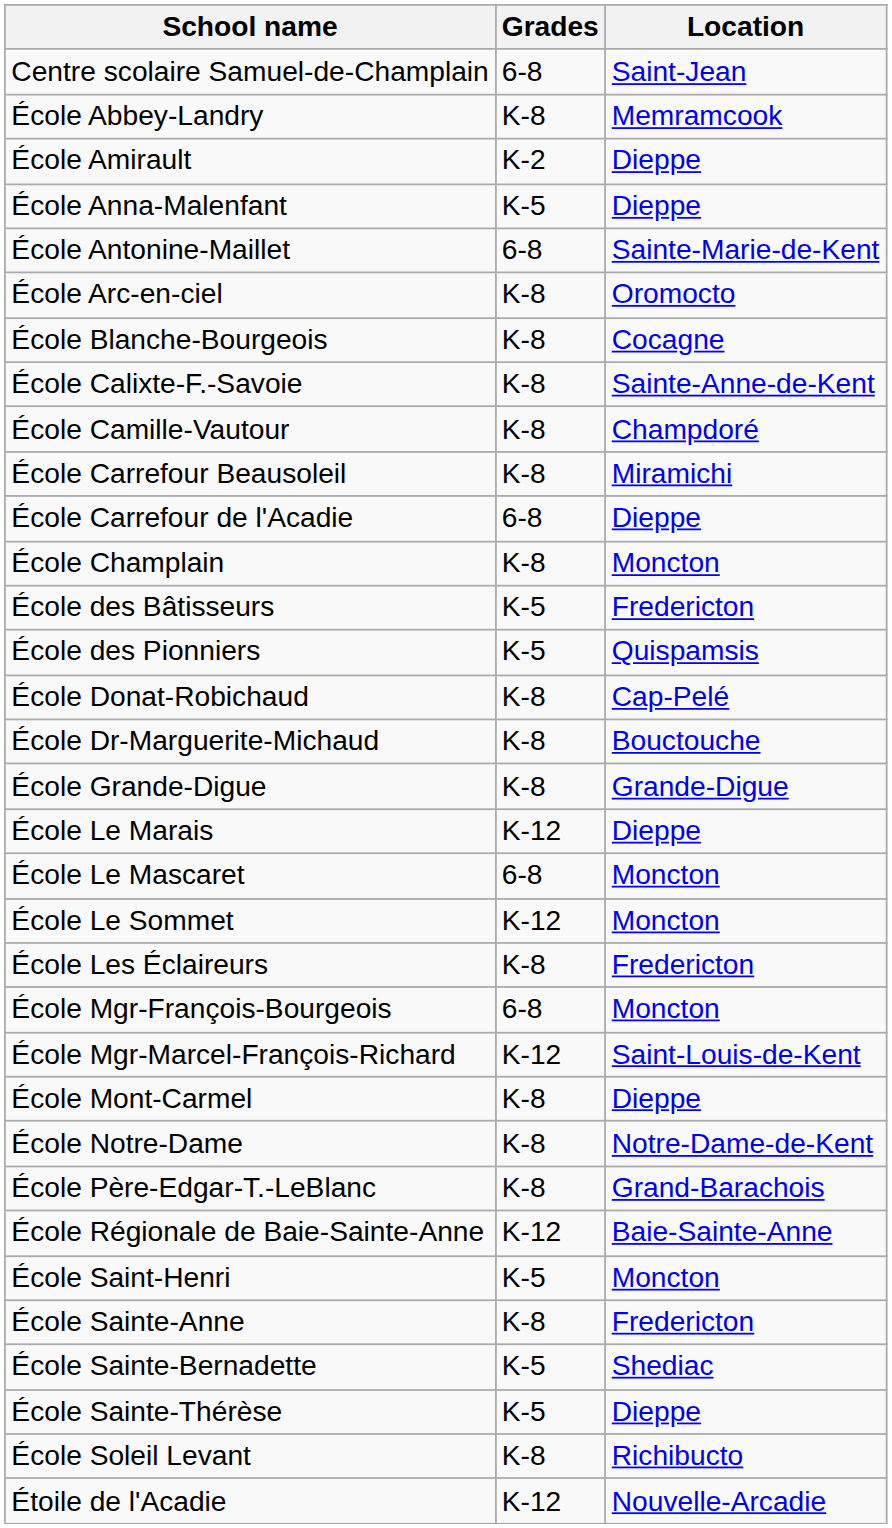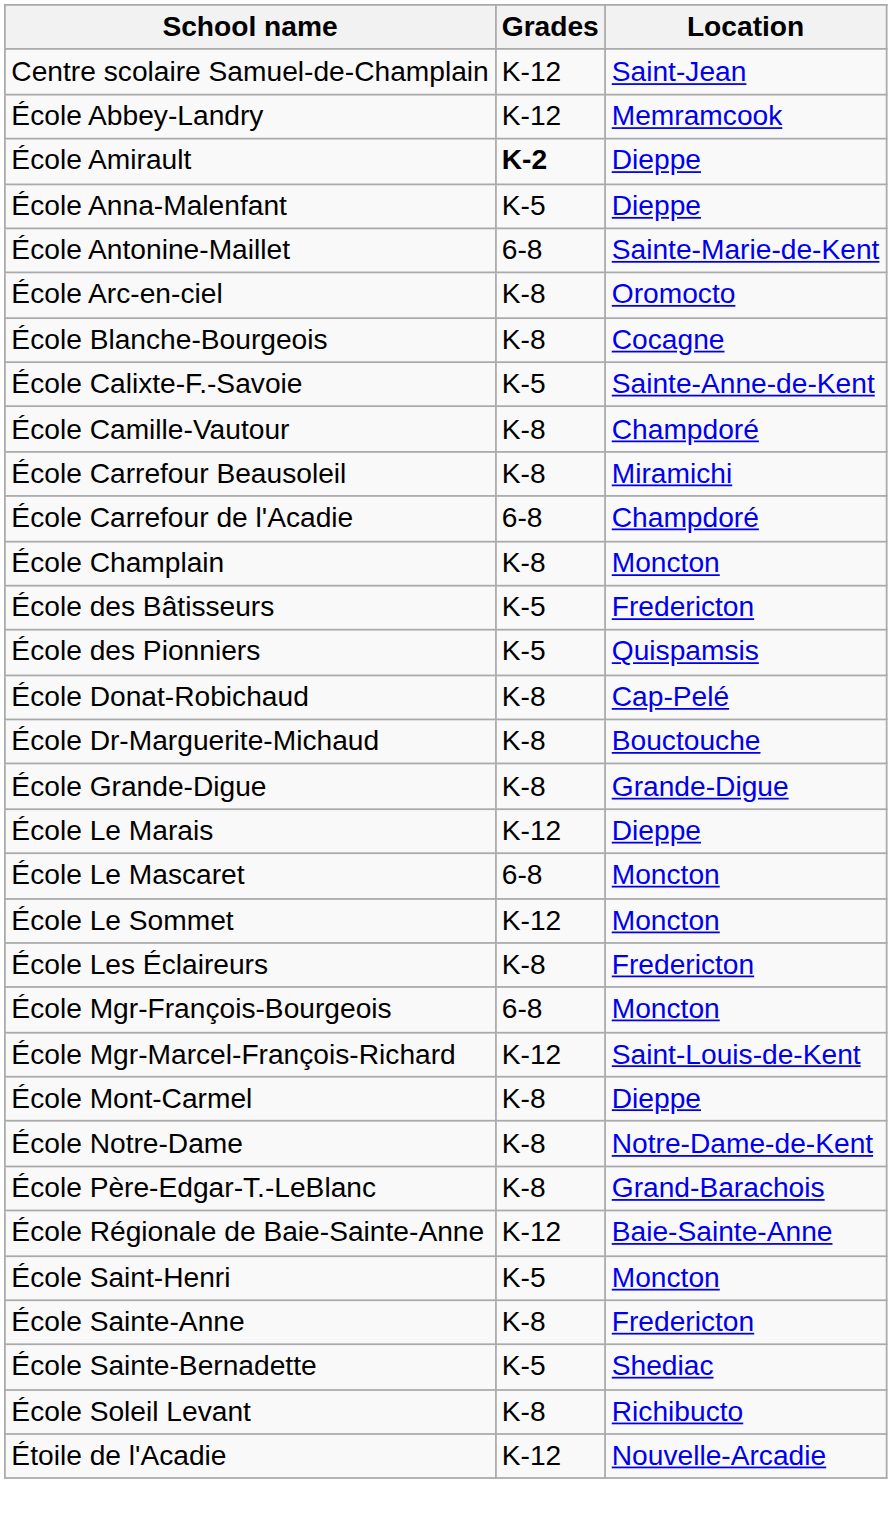(522, 71) 6-8 -> (531, 71) K-12
(524, 116) K-8 -> (531, 116) K-12
(524, 160) normal -> (524, 160) bold
(524, 384) K-8 -> (524, 384) K-5
(656, 518) Dieppe -> (685, 518) Champdoré
- row: (147, 1411)
